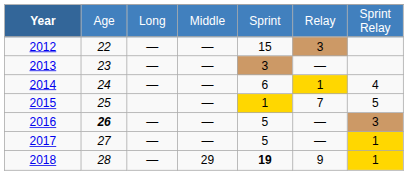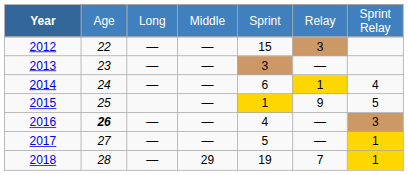(320, 104) 7 -> (320, 104) 9
(265, 123) 5 -> (265, 123) 4
(265, 161) bold -> (265, 161) normal
(320, 161) 9 -> (320, 161) 7
